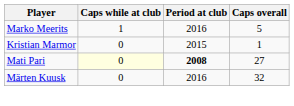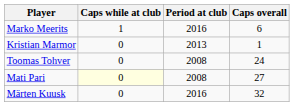(259, 28) 5 -> (259, 28) 6
(196, 45) 2015 -> (196, 45) 2013
+ row: (38, 61)
(196, 61) bold -> (196, 77) normal
